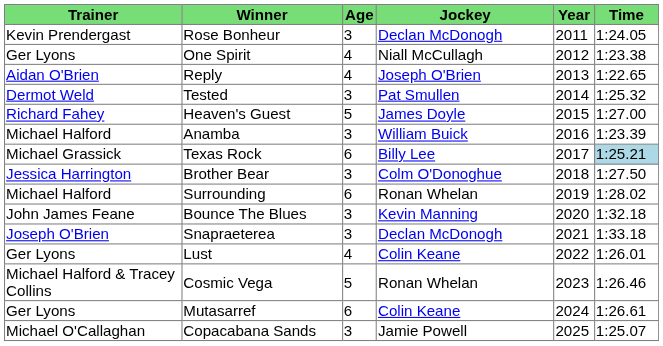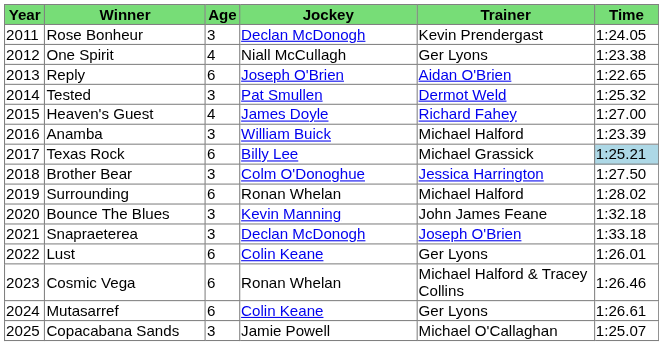columns swapped: (574, 14) <-> (93, 14)
(348, 74) 4 -> (211, 74) 6
(348, 114) 5 -> (211, 114) 4
(348, 254) 4 -> (211, 254) 6
(348, 282) 5 -> (211, 282) 6
